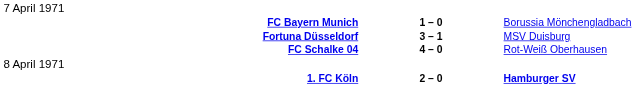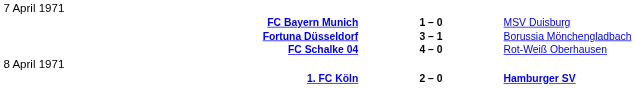(568, 22) Borussia Mönchengladbach -> (537, 22) MSV Duisburg
(537, 36) MSV Duisburg -> (568, 36) Borussia Mönchengladbach
